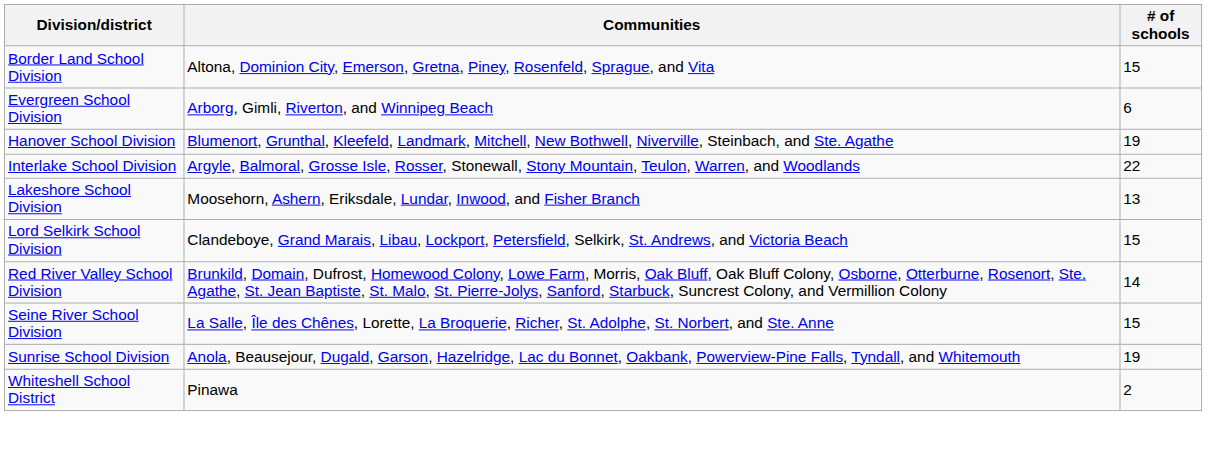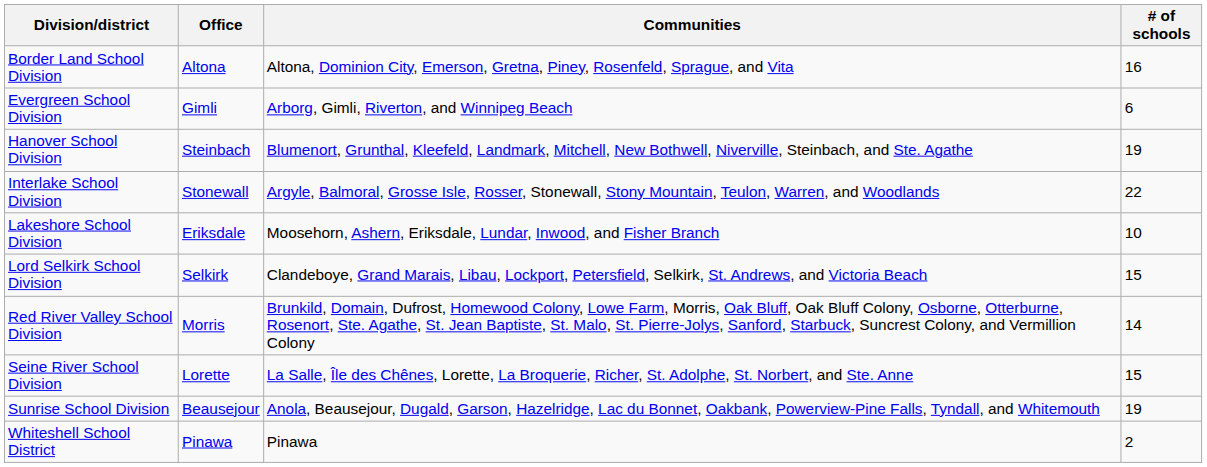+ column: (221, 25)
(1132, 66) 15 -> (1133, 66) 16
(1132, 198) 13 -> (1133, 233) 10
